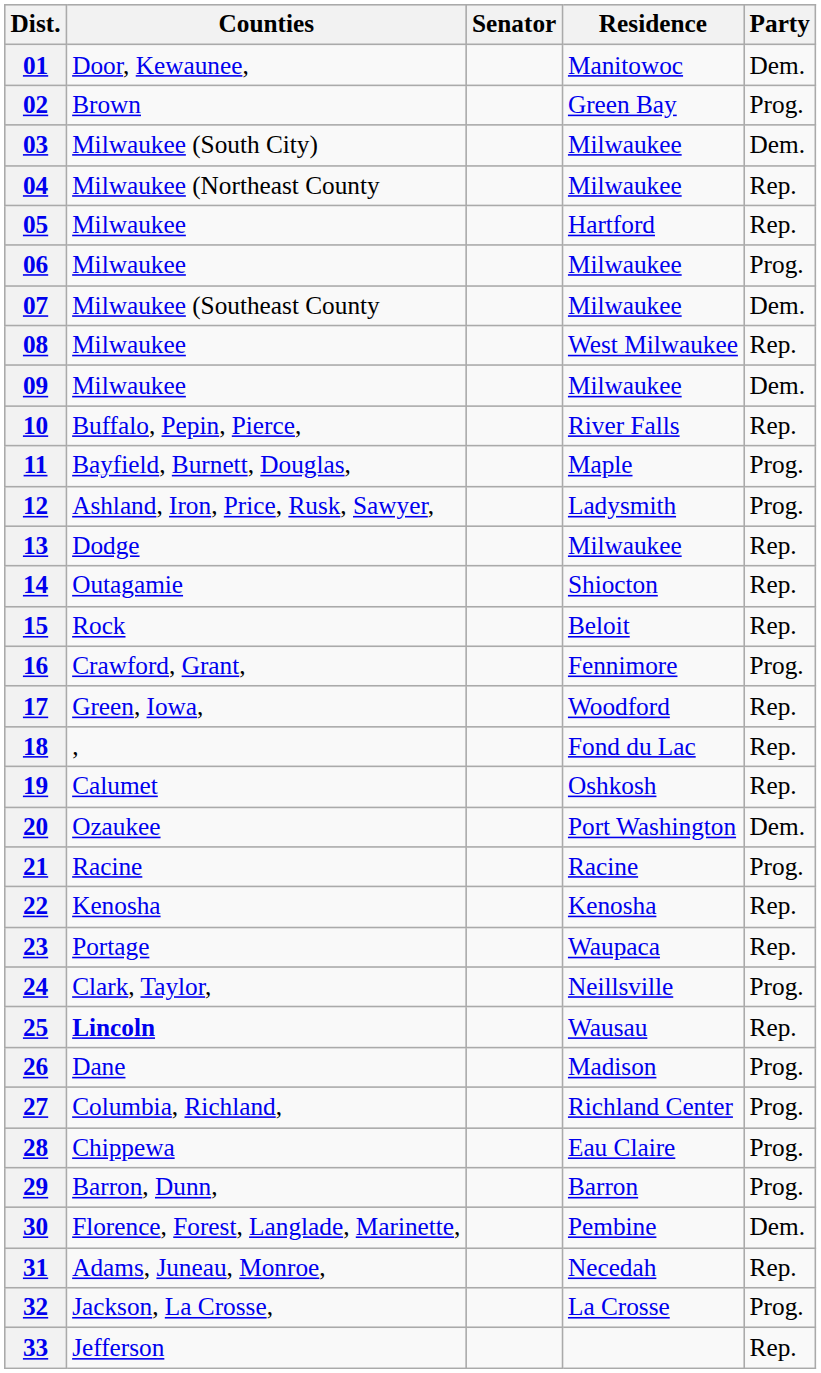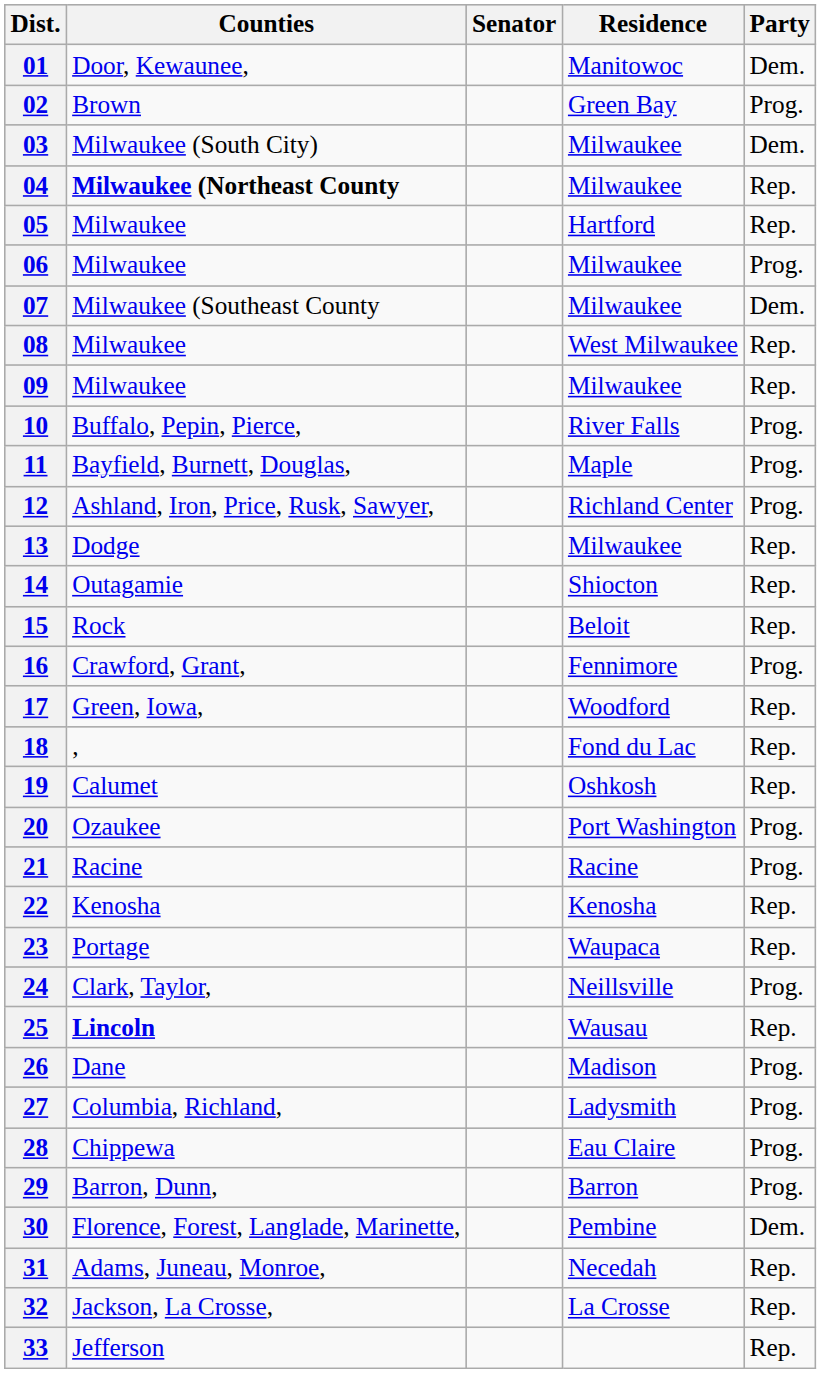(226, 184) normal -> (236, 184) bold
(777, 385) Dem. -> (773, 385) Rep.
(773, 425) Rep. -> (777, 425) Prog.
(622, 505) Ladysmith -> (650, 505) Richland Center
(777, 826) Dem. -> (777, 826) Prog.
(650, 1107) Richland Center -> (622, 1107) Ladysmith
(777, 1307) Prog. -> (773, 1307) Rep.
